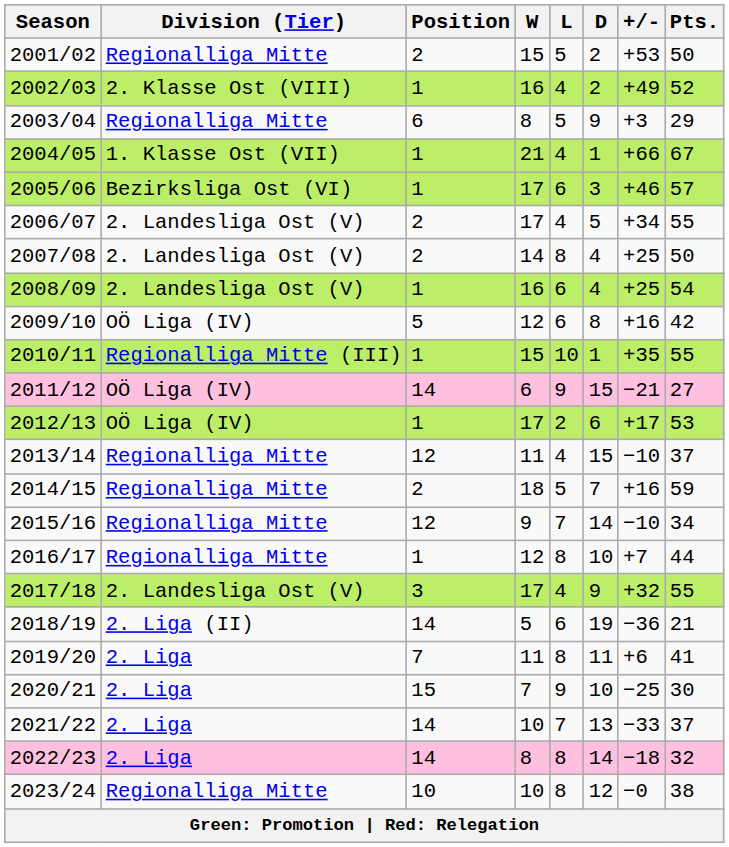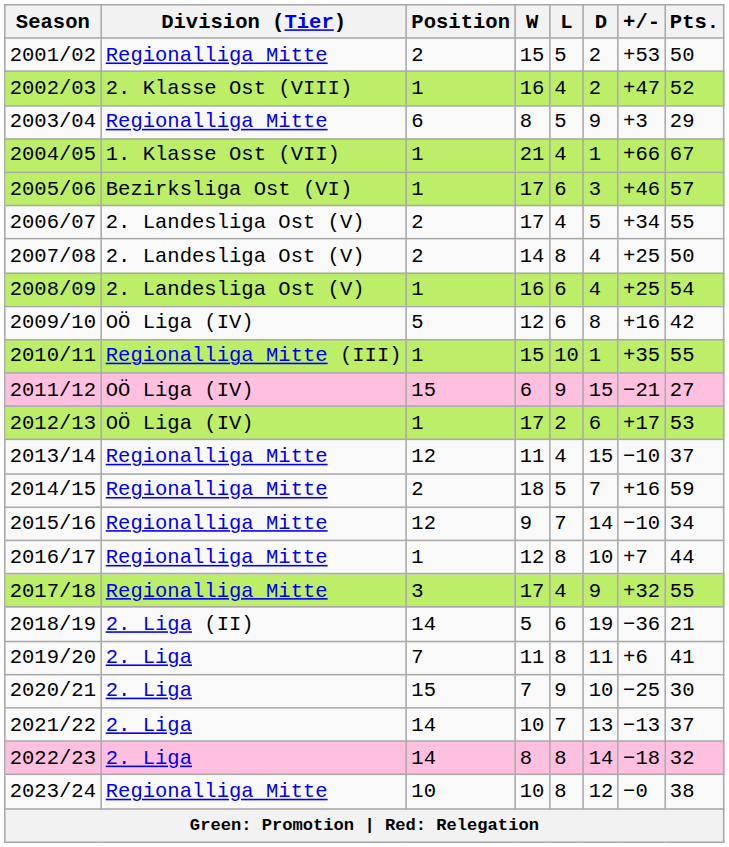(642, 88) +49 -> (642, 88) +47
(424, 390) 14 -> (424, 390) 15
(235, 591) 2. Landesliga Ost (V) -> (217, 591) Regionalliga Mitte
(642, 725) −33 -> (642, 725) −13
